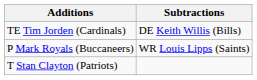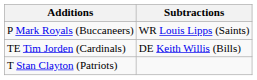rows swapped: (66, 30) <-> (70, 48)
